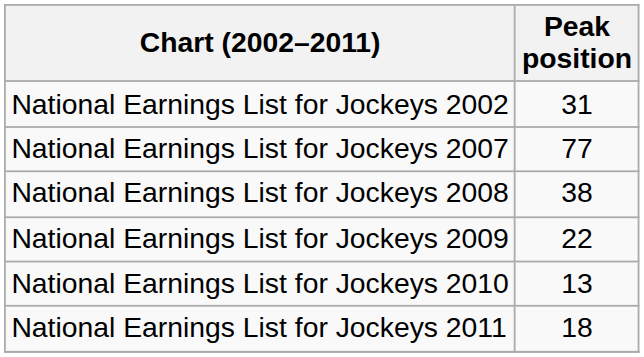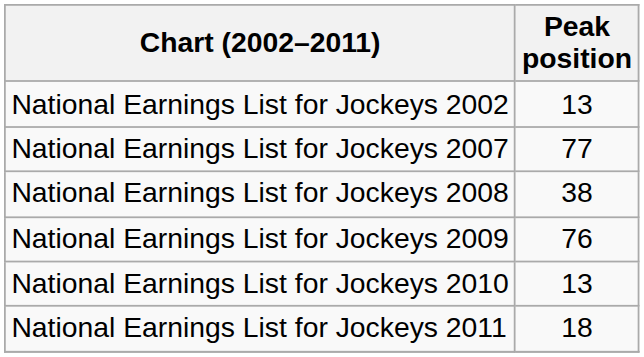(577, 103) 31 -> (577, 103) 13
(577, 238) 22 -> (577, 238) 76
